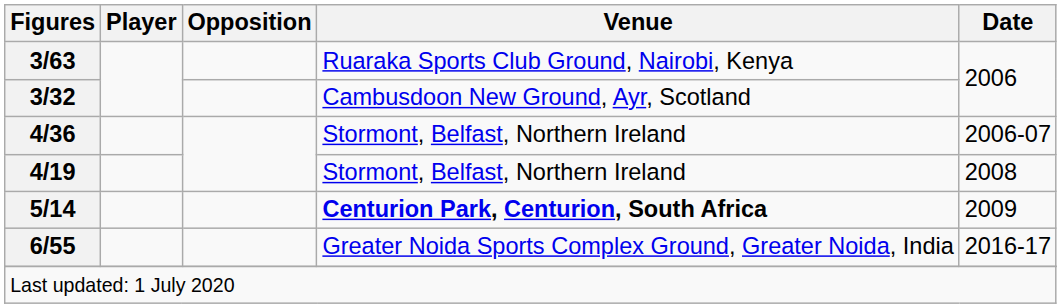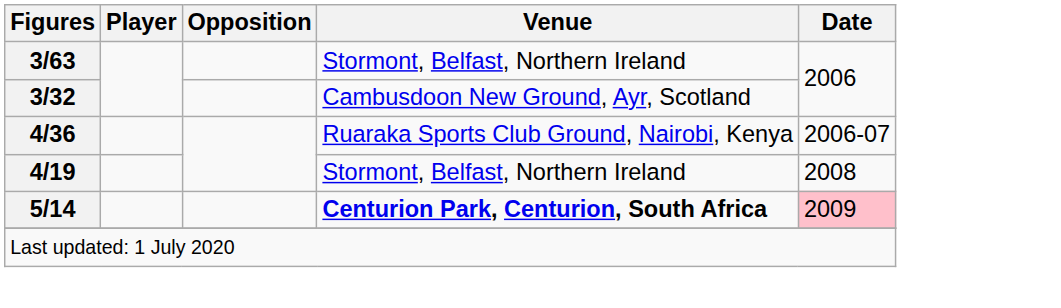(558, 60) Ruaraka Sports Club Ground, Nairobi, Kenya -> (504, 60) Stormont, Belfast, Northern Ireland
(504, 135) Stormont, Belfast, Northern Ireland -> (558, 135) Ruaraka Sports Club Ground, Nairobi, Kenya
(991, 209) no background -> (830, 209) pink background
- row: (53, 246)
